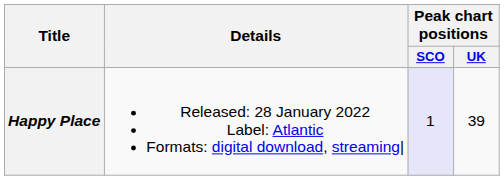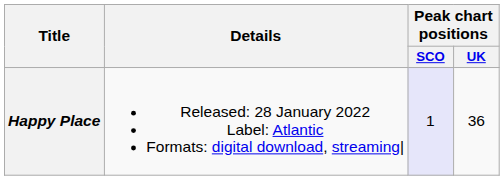(476, 121) 39 -> (476, 121) 36
